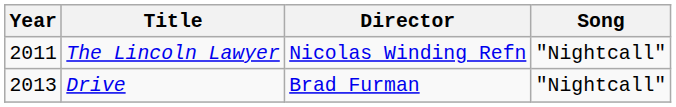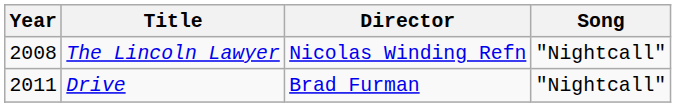(33, 53) 2011 -> (33, 53) 2008
(33, 85) 2013 -> (33, 85) 2011
